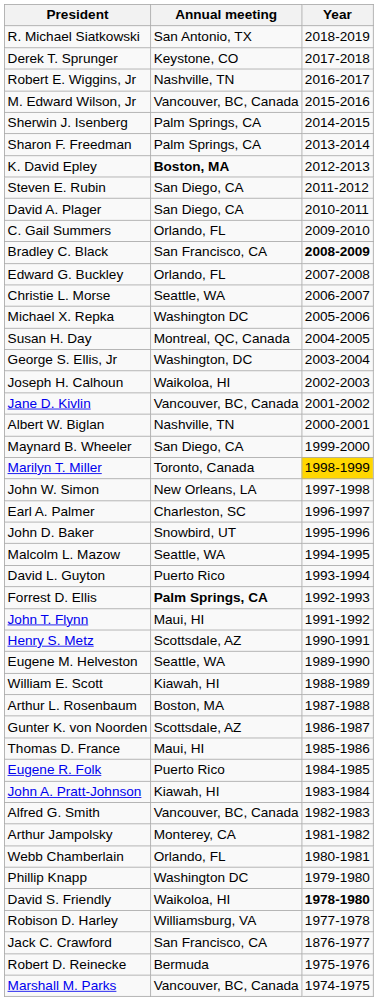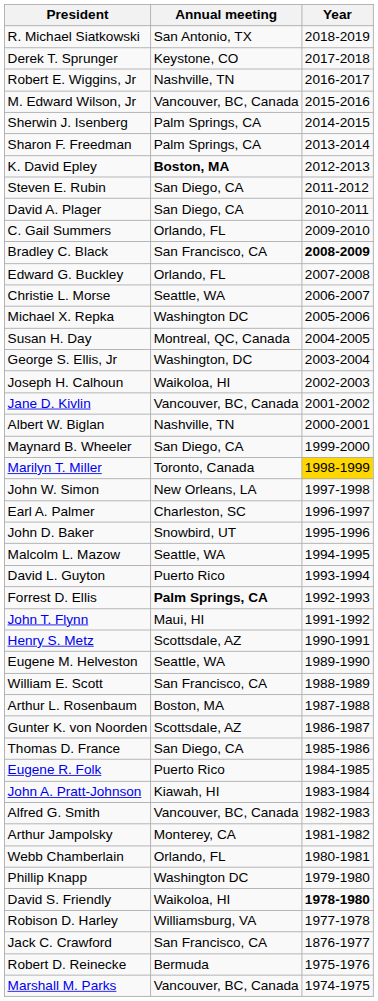(187, 683) Kiawah, HI -> (210, 683) San Francisco, CA
(179, 748) Maui, HI -> (199, 748) San Diego, CA
